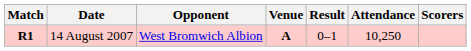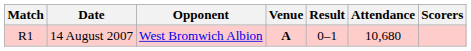(26, 35) bold -> (26, 35) normal
(383, 35) 10,250 -> (383, 35) 10,680
